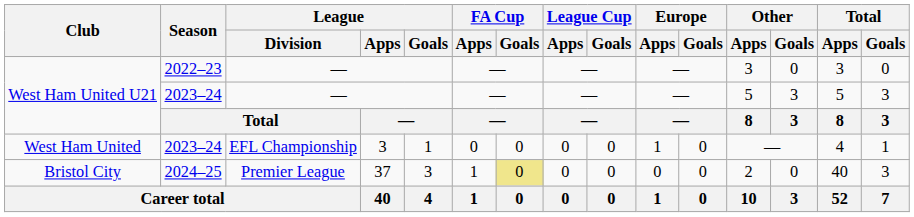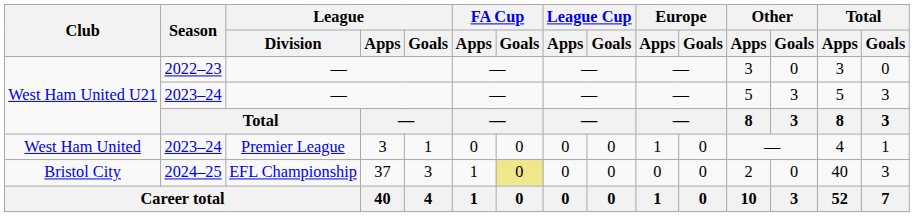(293, 146) EFL Championship -> (293, 146) Premier League
(293, 172) Premier League -> (293, 172) EFL Championship
